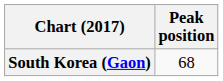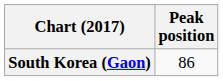(186, 62) 68 -> (186, 62) 86
